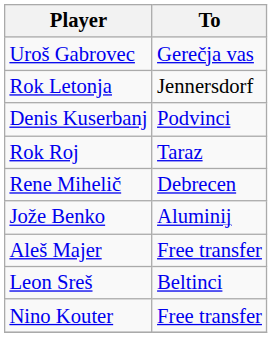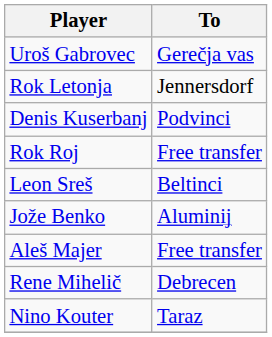(180, 151) Taraz -> (210, 151) Free transfer
rows swapped: (65, 184) <-> (51, 282)
(210, 315) Free transfer -> (180, 315) Taraz
